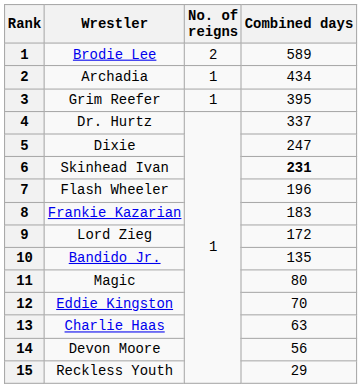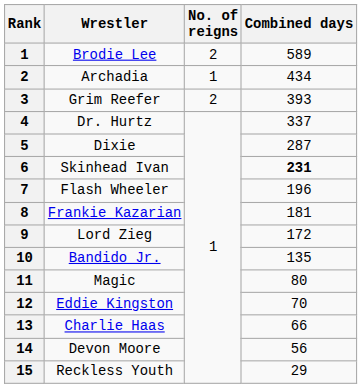(213, 100) 1 -> (213, 100) 2
(299, 100) 395 -> (299, 100) 393
(299, 145) 247 -> (299, 145) 287
(299, 213) 183 -> (299, 213) 181
(299, 327) 63 -> (299, 327) 66
